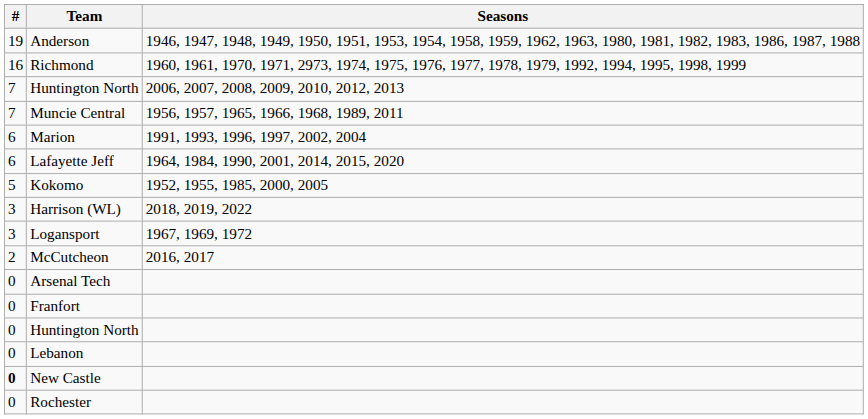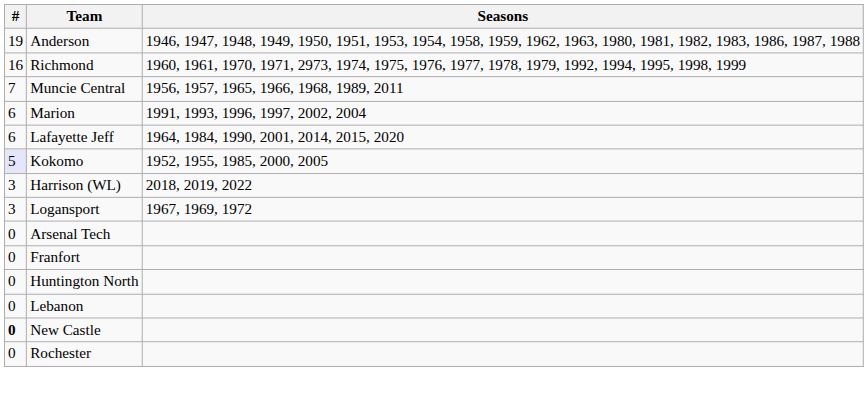- row: (84, 88)
(12, 185) no background -> (12, 161) lavender background
- row: (69, 257)
